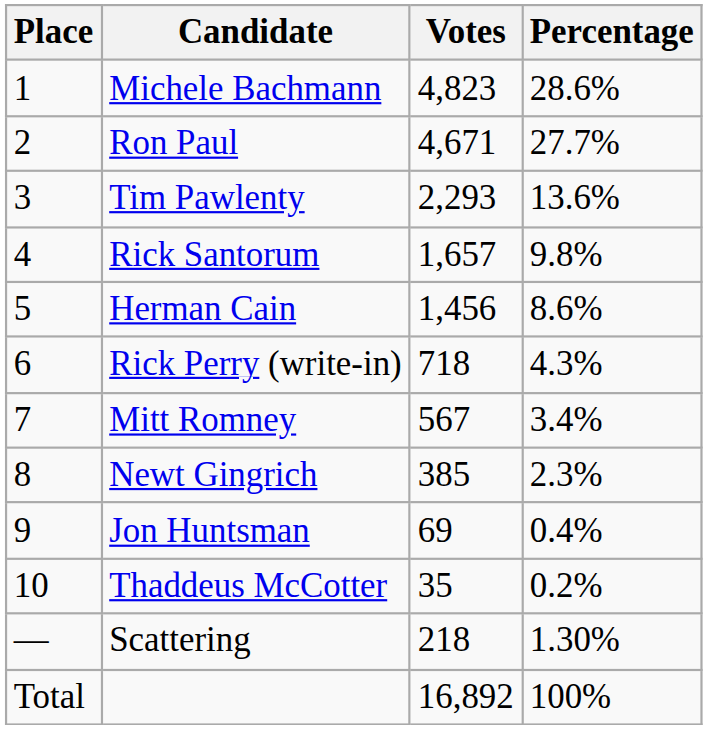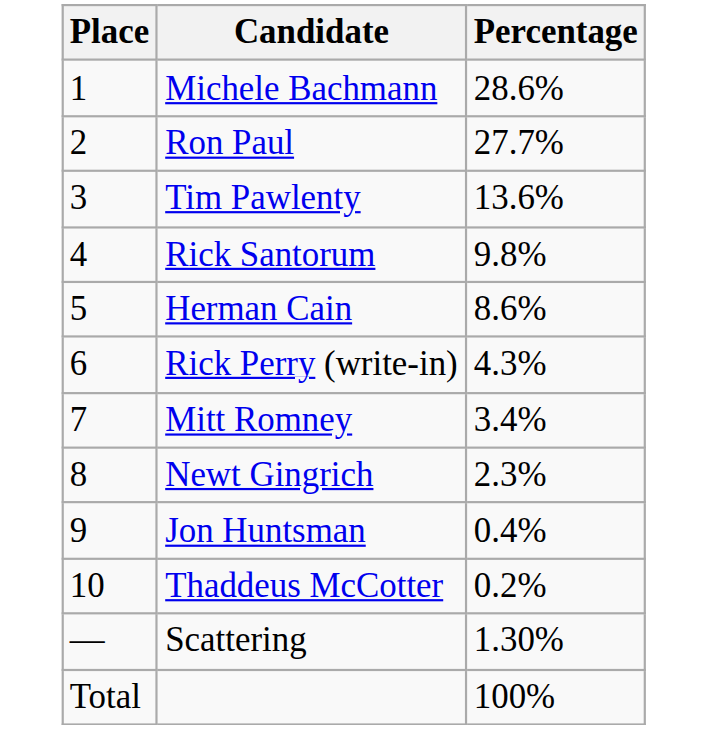- column: (466, 32)
